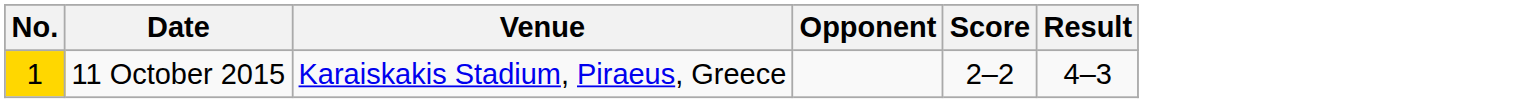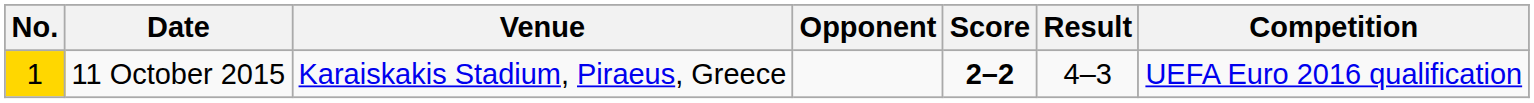+ column: (1334, 27)
(990, 73) normal -> (990, 73) bold
